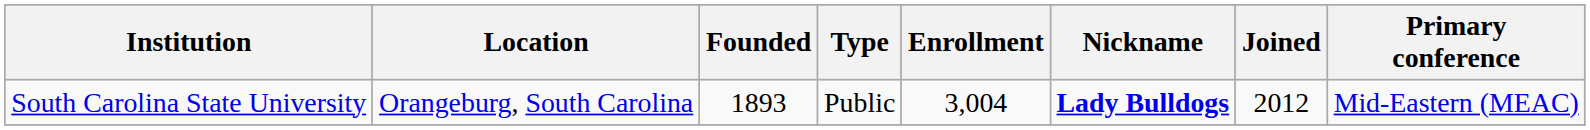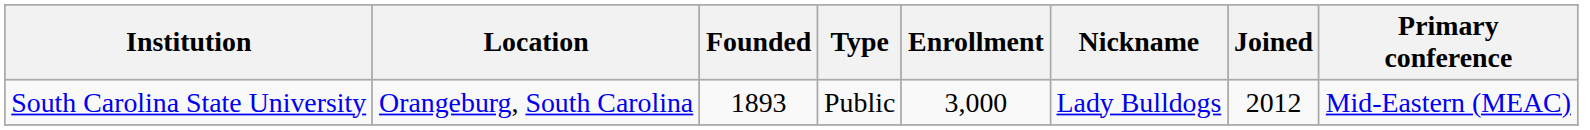(976, 102) 3,004 -> (976, 102) 3,000
(1143, 102) bold -> (1139, 102) normal
